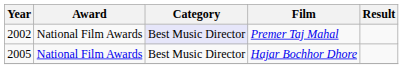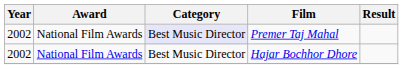(19, 54) 2005 -> (19, 54) 2002
